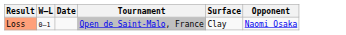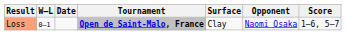+ column: (320, 11)
(142, 24) normal -> (142, 24) bold
